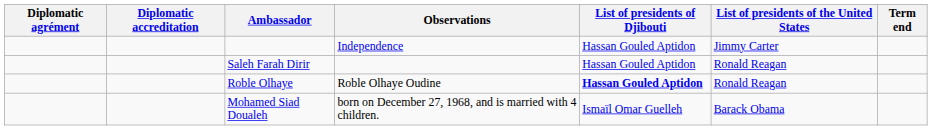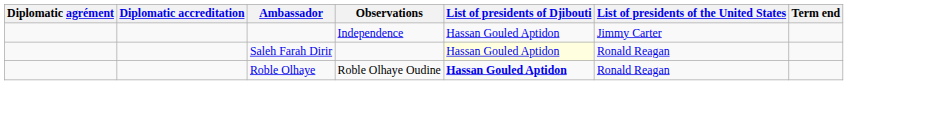(639, 64) no background -> (503, 51) lightyellow background
- row: (263, 108)
